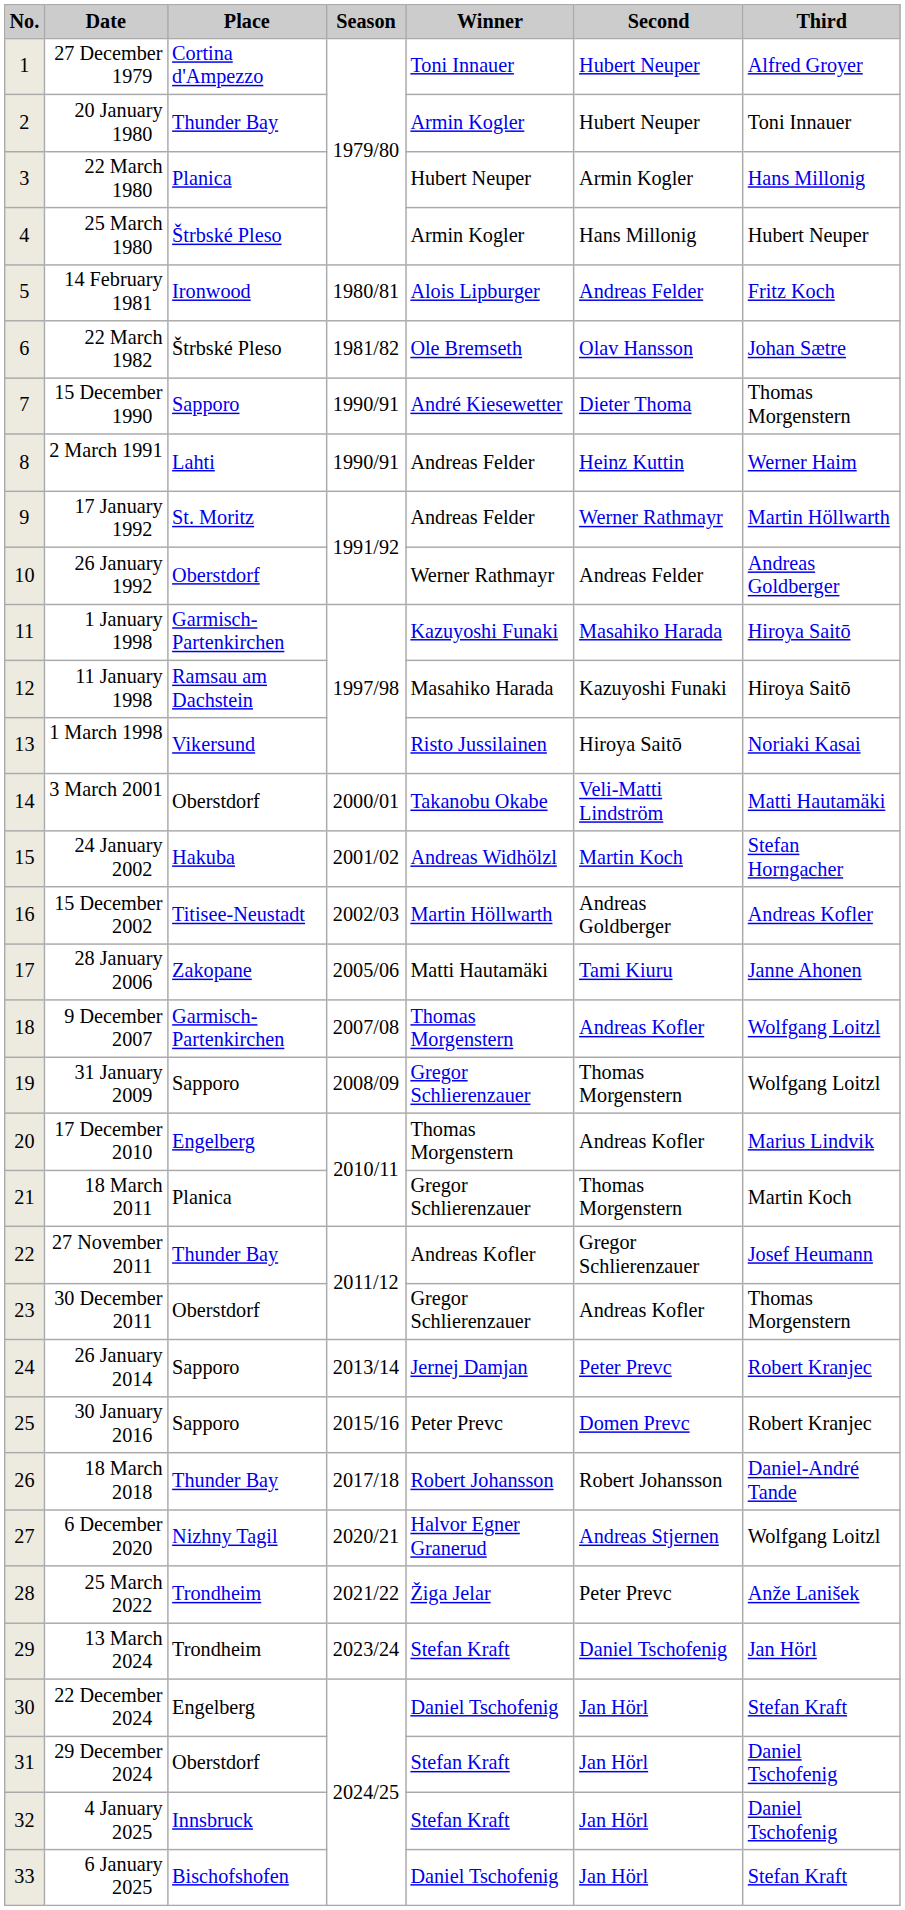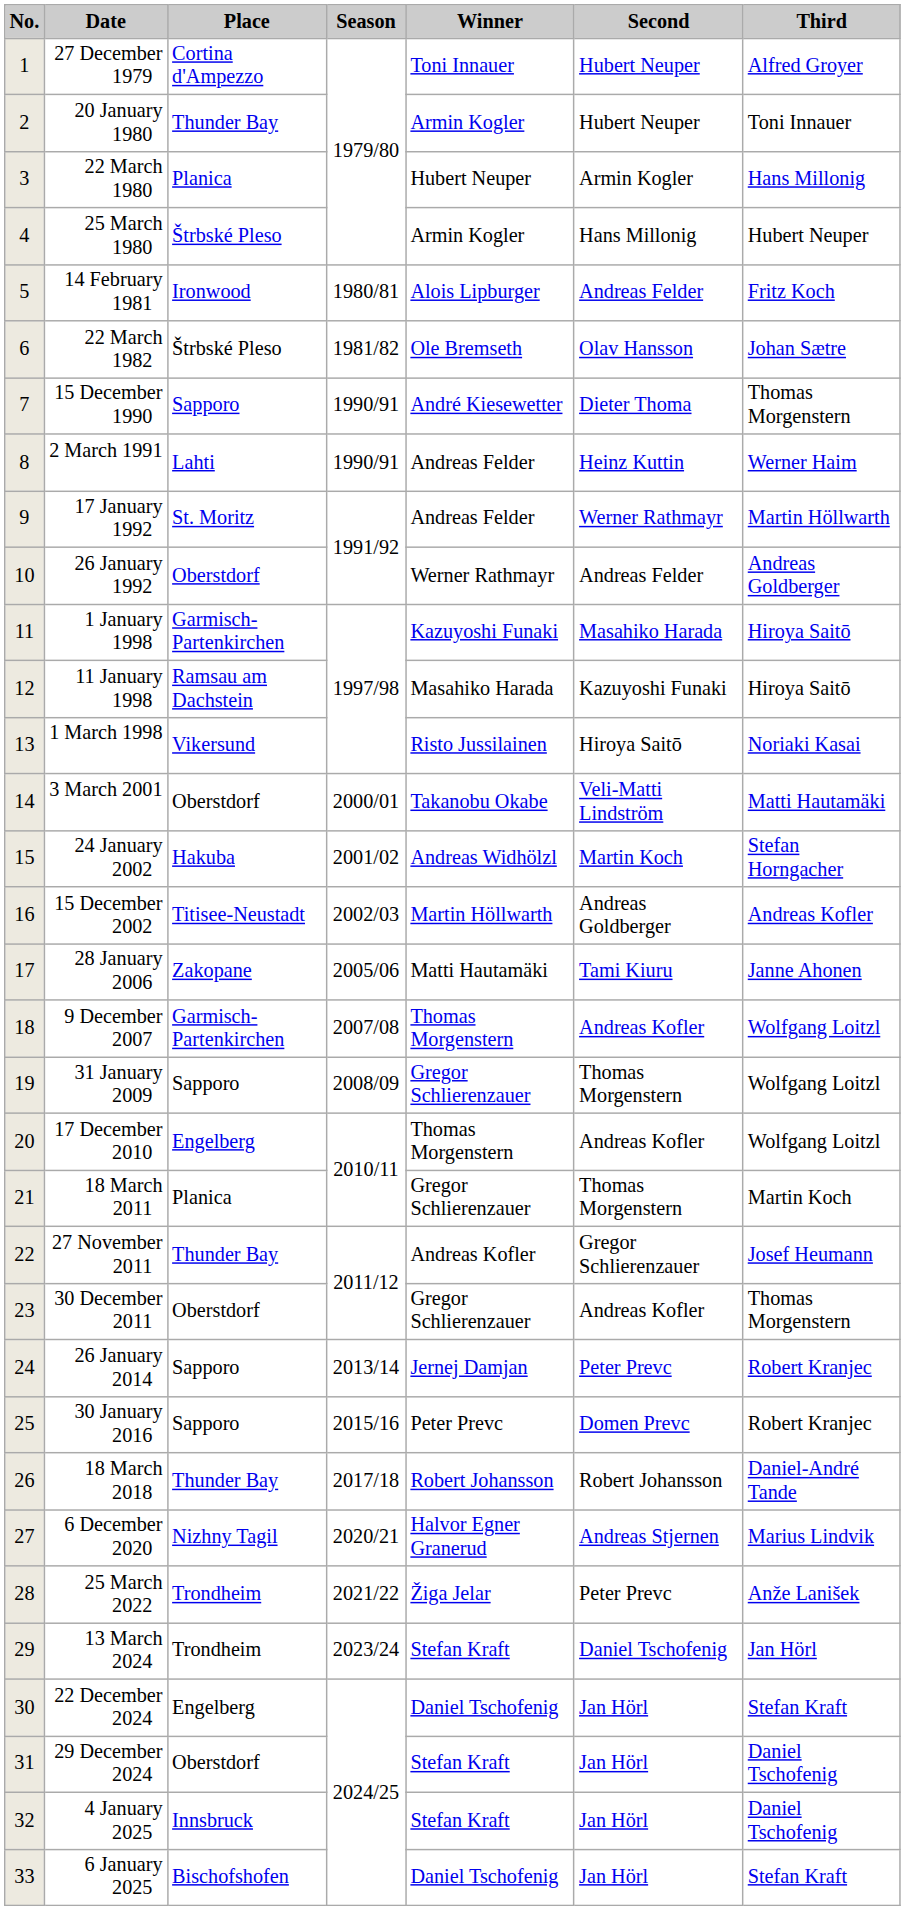(811, 1140) Marius Lindvik -> (814, 1140) Wolfgang Loitzl
(814, 1537) Wolfgang Loitzl -> (811, 1537) Marius Lindvik
